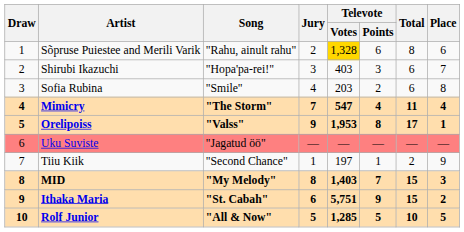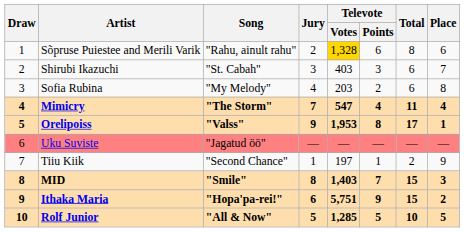(240, 69) "Hopa'pa-rei!" -> (233, 69) "St. Cabah"
(224, 87) "Smile" -> (238, 87) "My Melody"
(241, 180) "My Melody" -> (226, 180) "Smile"
(237, 198) "St. Cabah" -> (244, 198) "Hopa'pa-rei!"
